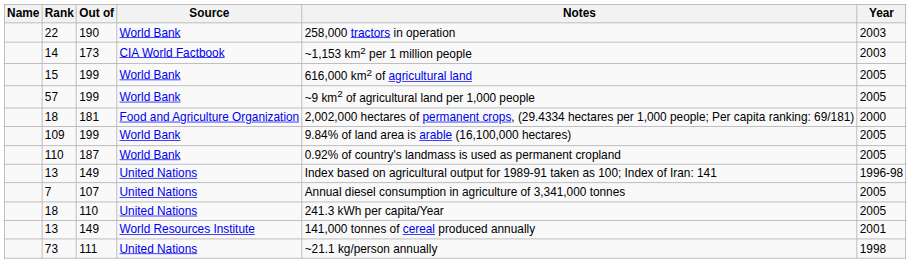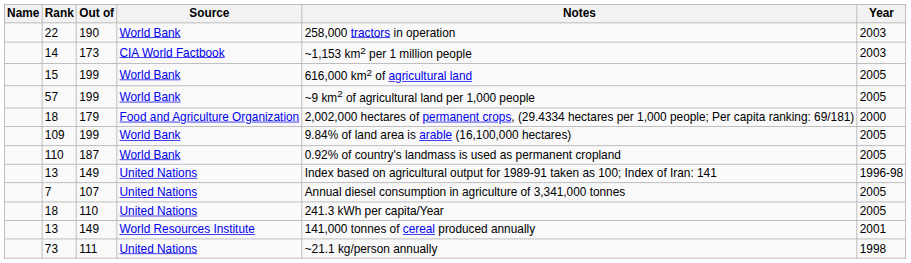(89, 117) 181 -> (89, 117) 179
